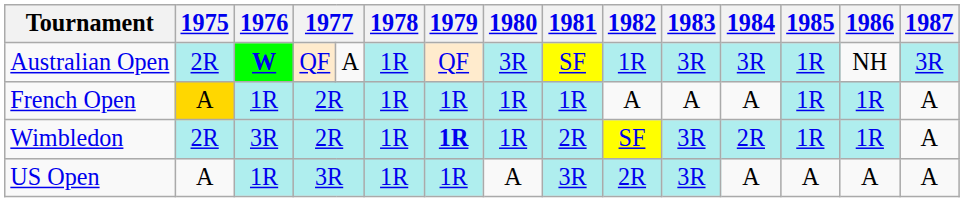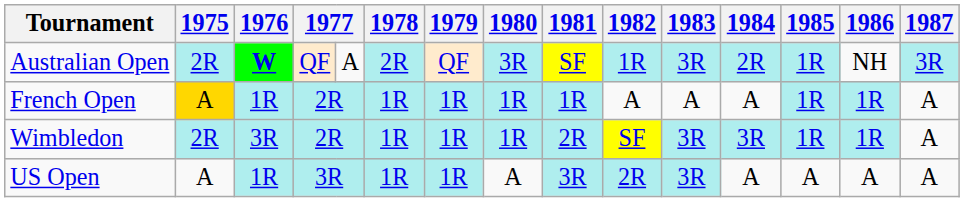(394, 61) 1R -> (394, 61) 2R
(751, 61) 3R -> (751, 61) 2R
(454, 138) bold -> (454, 138) normal
(751, 138) 2R -> (751, 138) 3R
